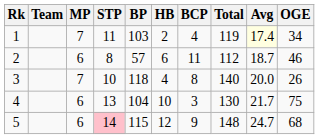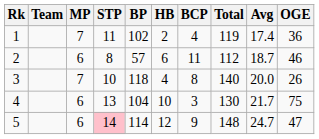(138, 36) 103 -> (138, 36) 102
(262, 36) lightyellow background -> (262, 36) no background
(295, 36) 34 -> (295, 36) 36
(138, 123) 115 -> (138, 123) 114
(295, 123) 68 -> (295, 123) 47
